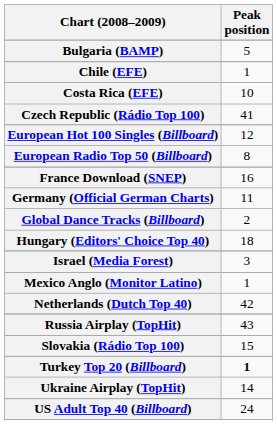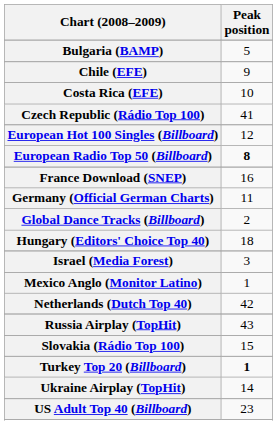(247, 72) 1 -> (247, 72) 9
(247, 156) normal -> (247, 156) bold
(247, 409) 24 -> (247, 409) 23
